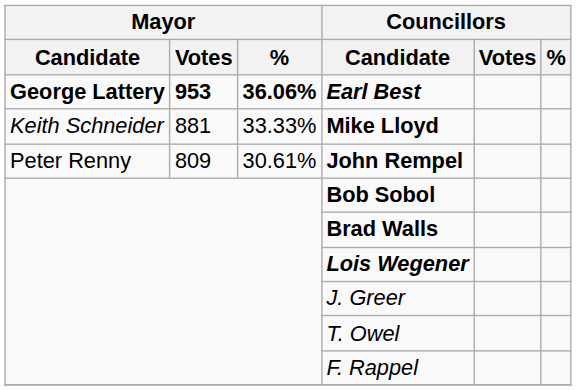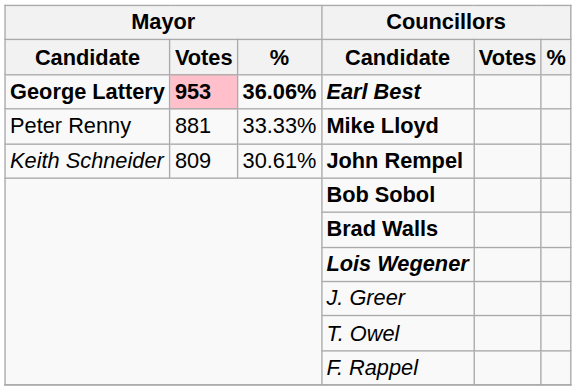(193, 91) no background -> (193, 91) pink background
(87, 126) Keith Schneider -> (71, 126) Peter Renny
(71, 160) Peter Renny -> (87, 160) Keith Schneider
